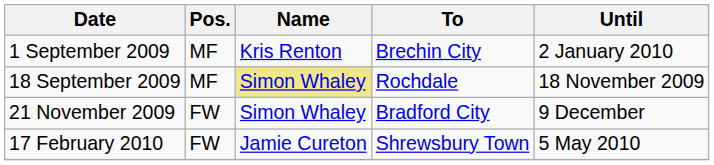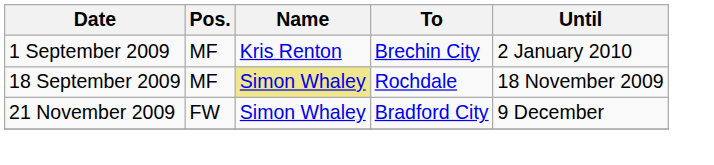- row: (86, 143)
